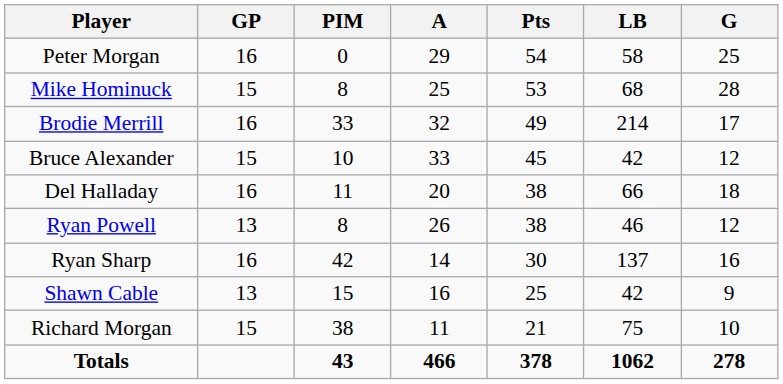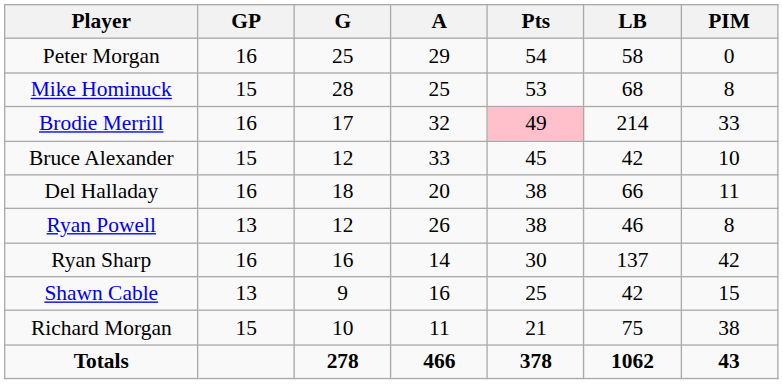columns swapped: (729, 21) <-> (343, 21)
(536, 123) no background -> (536, 123) pink background
